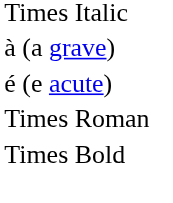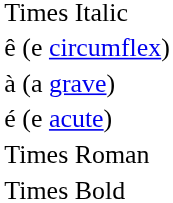+ row: (87, 47)
